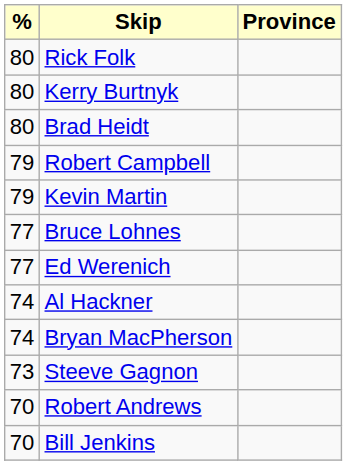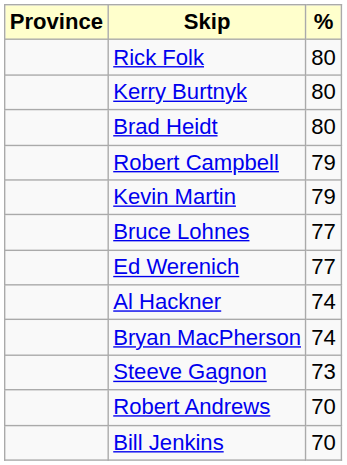columns swapped: (289, 22) <-> (22, 22)
